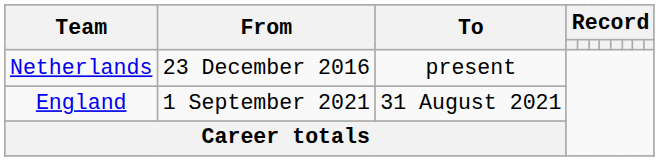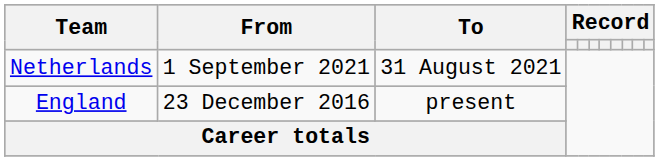(266, 68) 23 December 2016 -> (266, 68) 1 September 2021
(471, 68) present -> (471, 68) 31 August 2021
(266, 103) 1 September 2021 -> (266, 103) 23 December 2016
(471, 103) 31 August 2021 -> (471, 103) present
